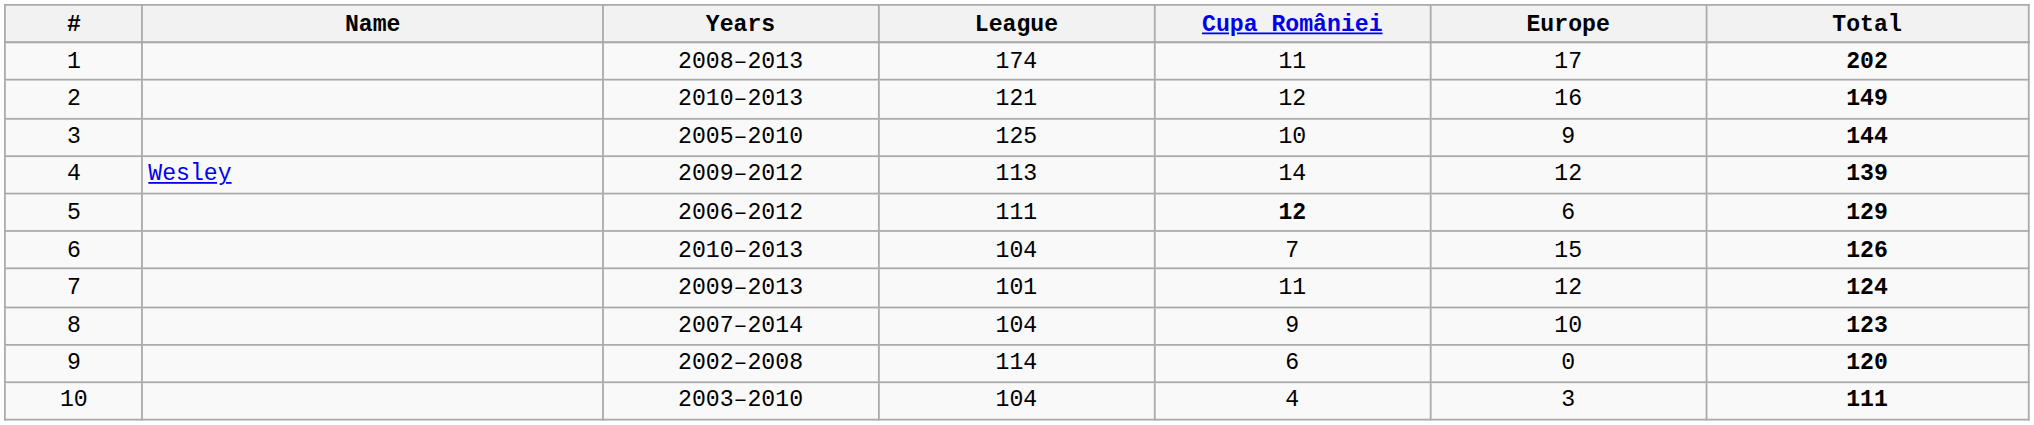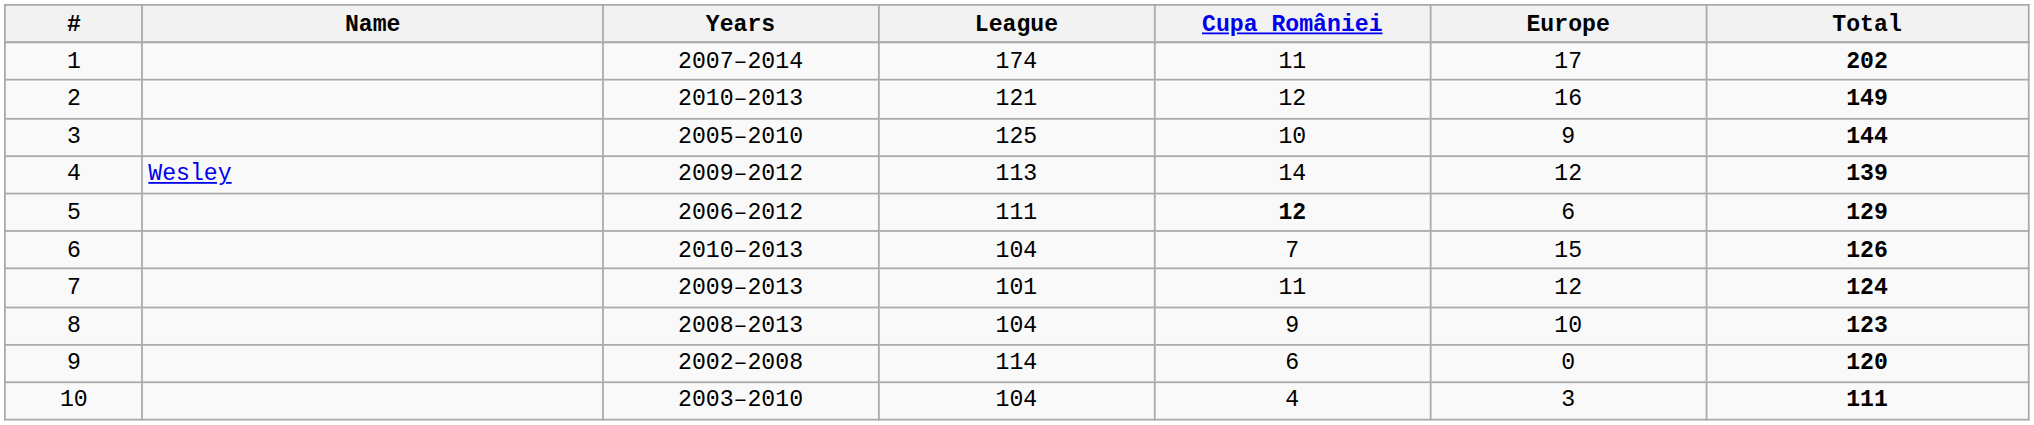(741, 61) 2008–2013 -> (741, 61) 2007–2014
(741, 325) 2007–2014 -> (741, 325) 2008–2013
